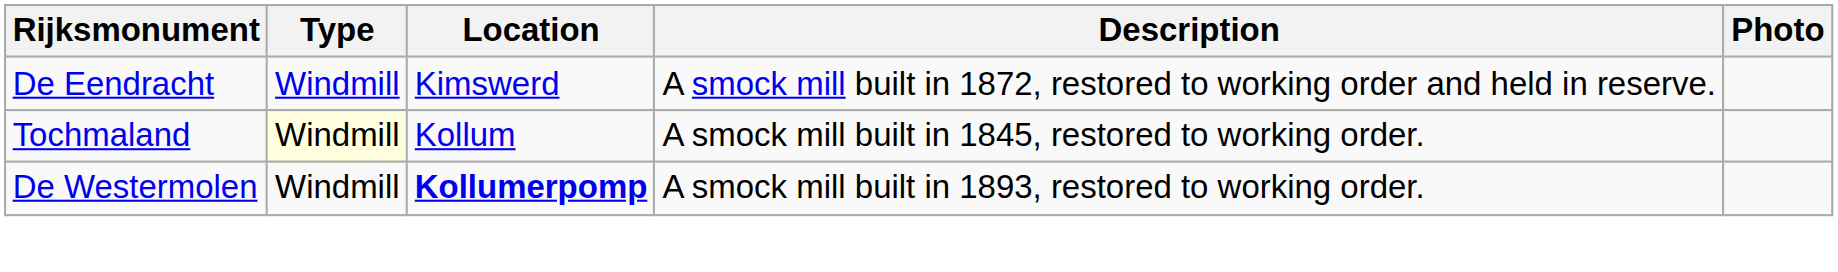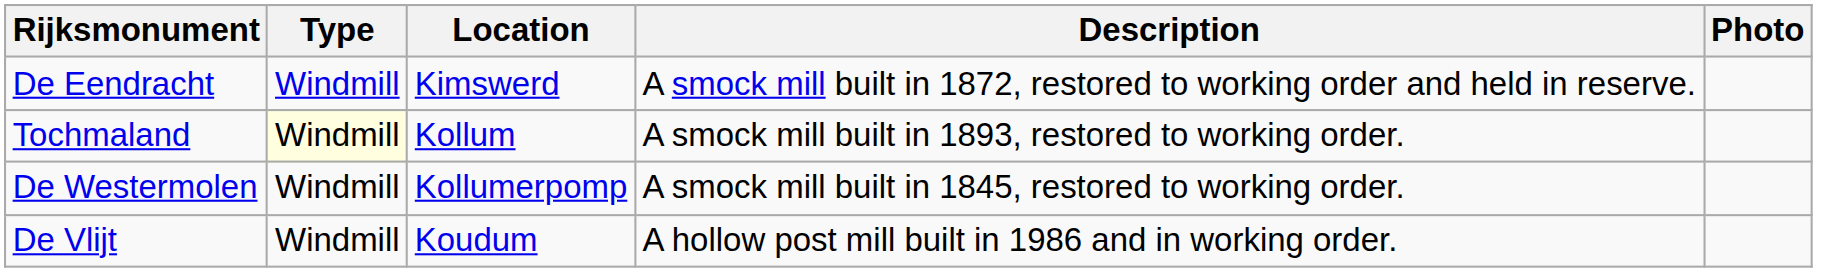(1044, 135) A smock mill built in 1845, restored to working order. -> (1024, 135) A smock mill built in 1893, restored to working order.
(531, 187) bold -> (521, 187) normal
(1044, 187) A smock mill built in 1893, restored to working order. -> (1024, 187) A smock mill built in 1845, restored to working order.
+ row: (65, 239)
